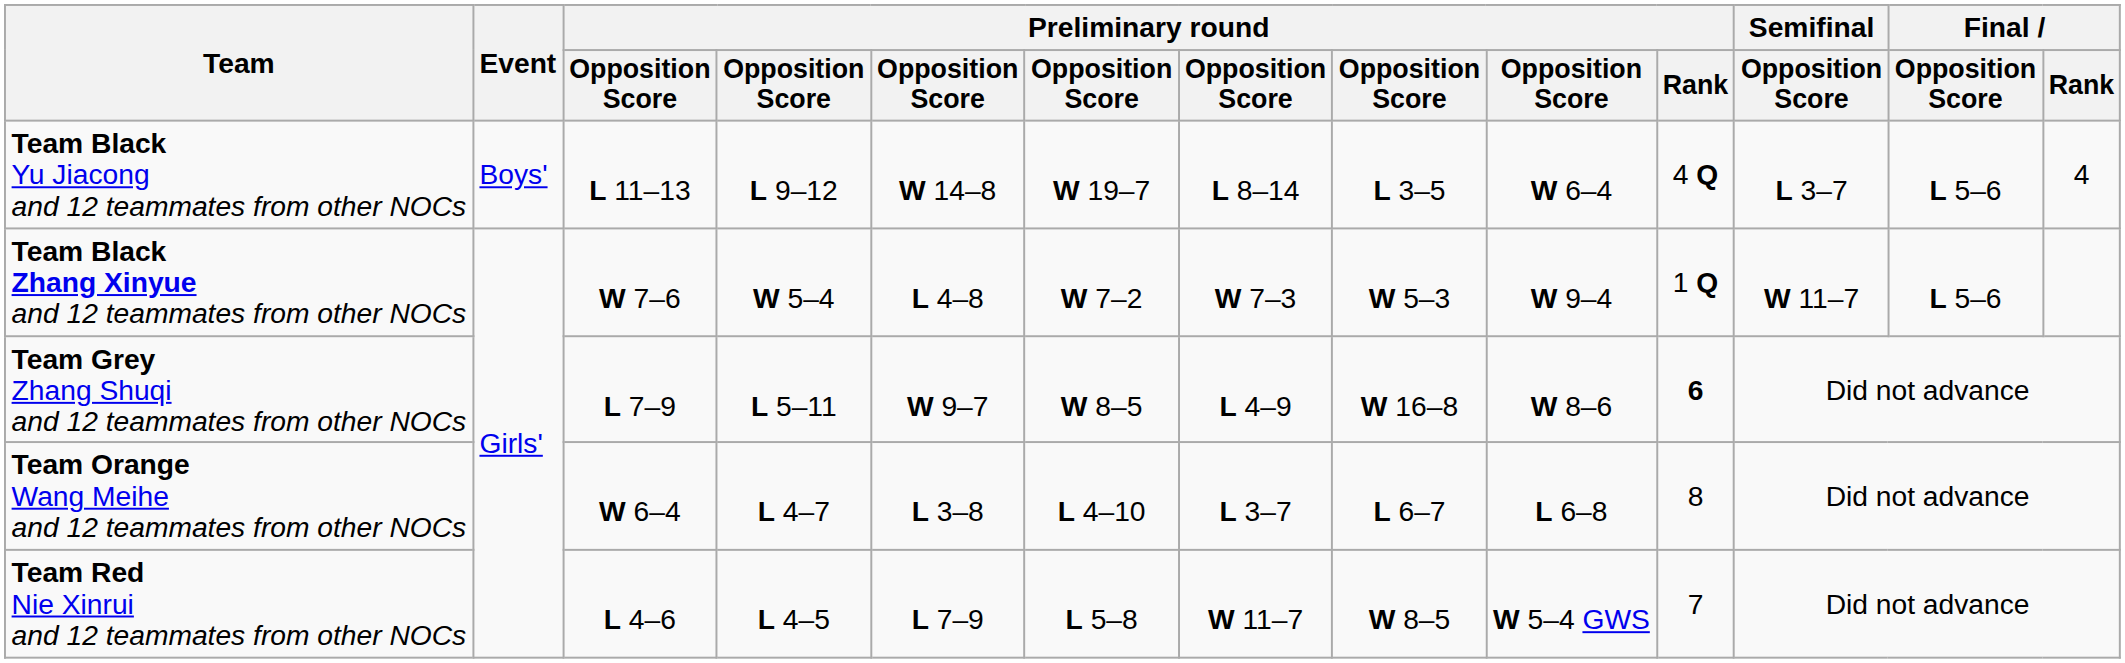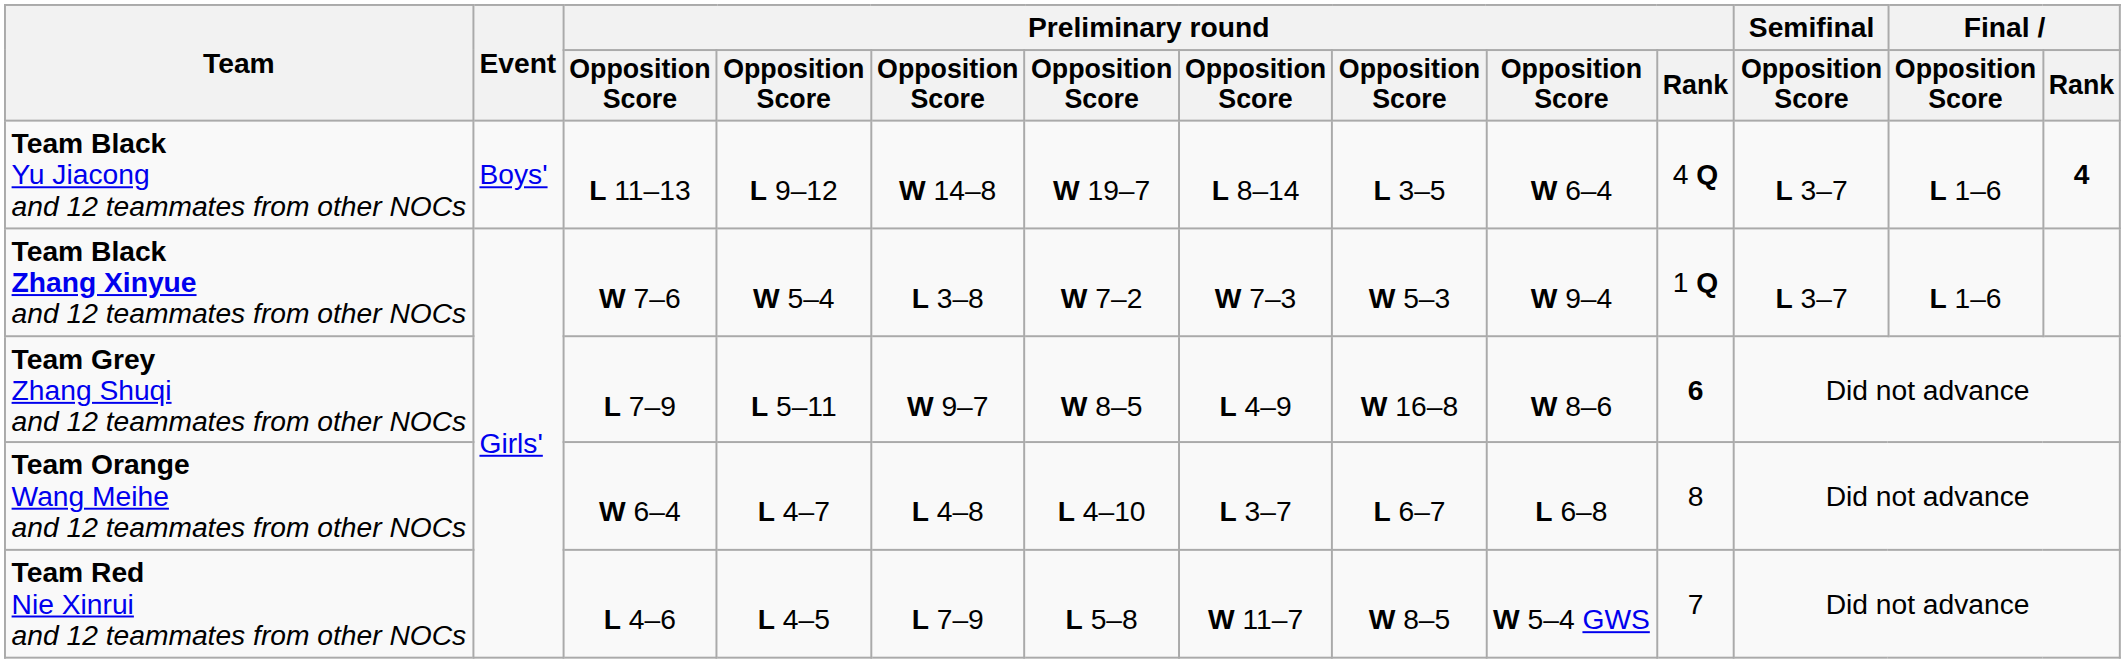(1965, 191) L 5–6 -> (1965, 191) L 1–6
(2081, 175) normal -> (2081, 175) bold
(948, 298) L 4–8 -> (948, 298) L 3–8
(1812, 298) W 11–7 -> (1812, 298) L 3–7
(1965, 298) L 5–6 -> (1965, 298) L 1–6
(948, 513) L 3–8 -> (948, 513) L 4–8
